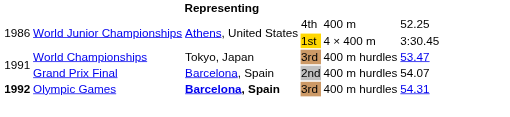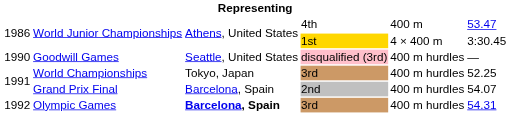(415, 24) 52.25 -> (482, 24) 53.47
+ row: (76, 57)
(415, 57) 53.47 -> (482, 73) 52.25
(17, 89) bold -> (17, 105) normal
